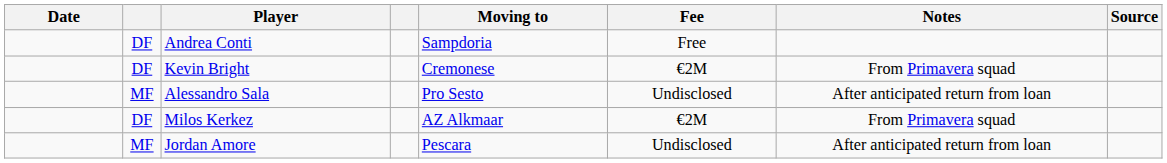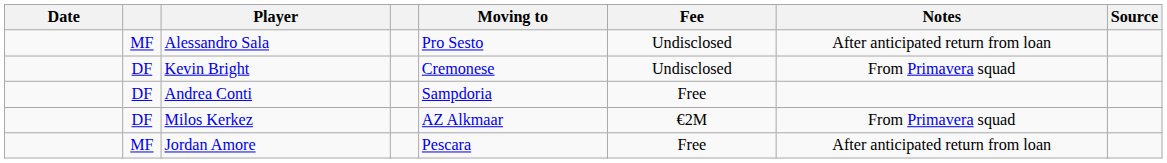rows swapped: (208, 42) <-> (217, 94)
(692, 68) €2M -> (692, 68) Undisclosed
(692, 145) Undisclosed -> (692, 145) Free
